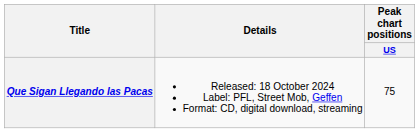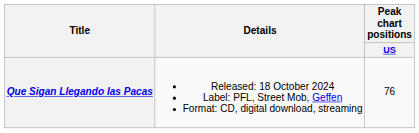(390, 92) 75 -> (390, 92) 76
